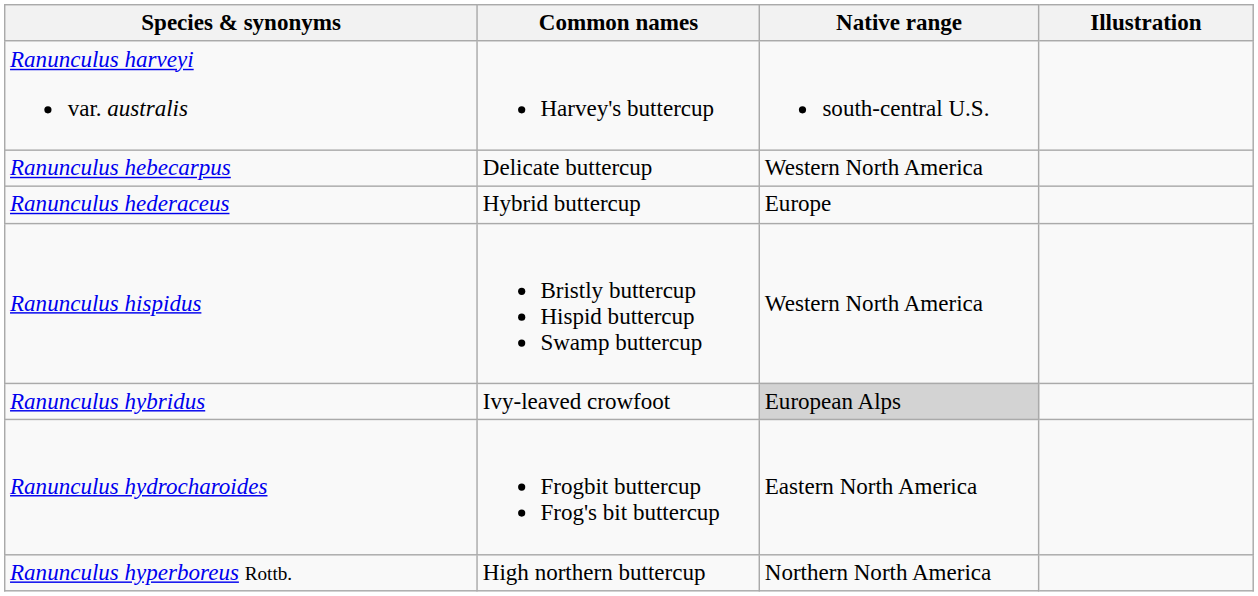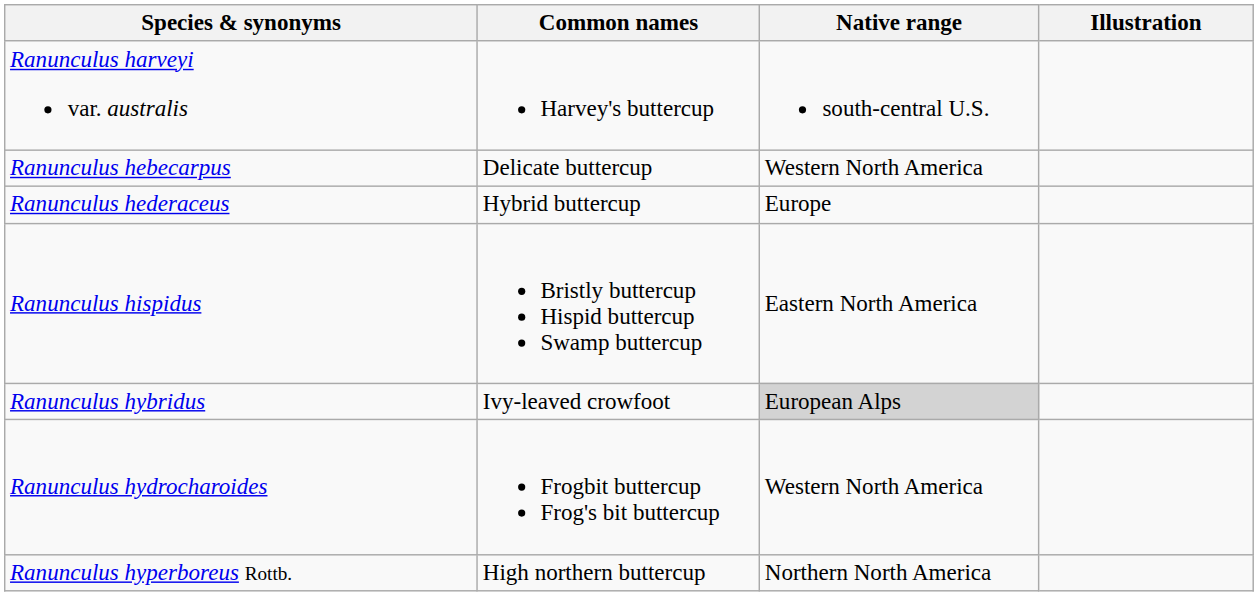(874, 302) Western North America -> (871, 302) Eastern North America
(871, 486) Eastern North America -> (874, 486) Western North America
